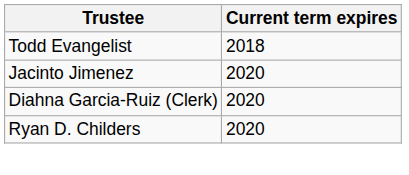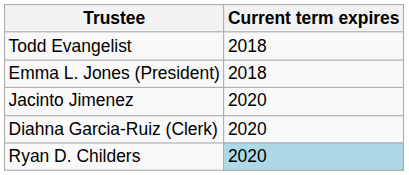+ row: (114, 73)
(245, 128) no background -> (247, 156) lightblue background
